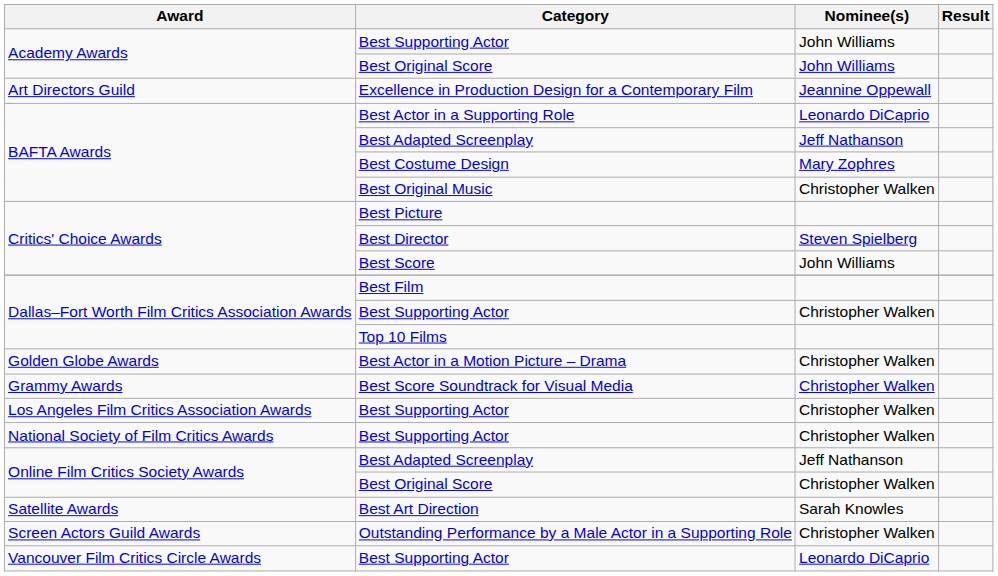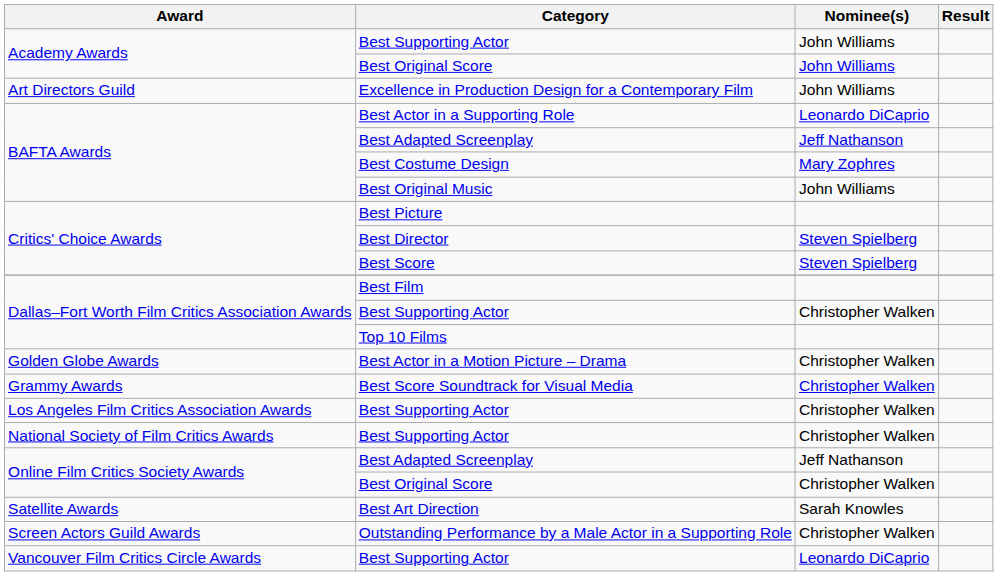(865, 90) Jeannine Oppewall -> (847, 90) John Williams
(867, 189) Christopher Walken -> (847, 189) John Williams
(847, 262) John Williams -> (858, 262) Steven Spielberg
